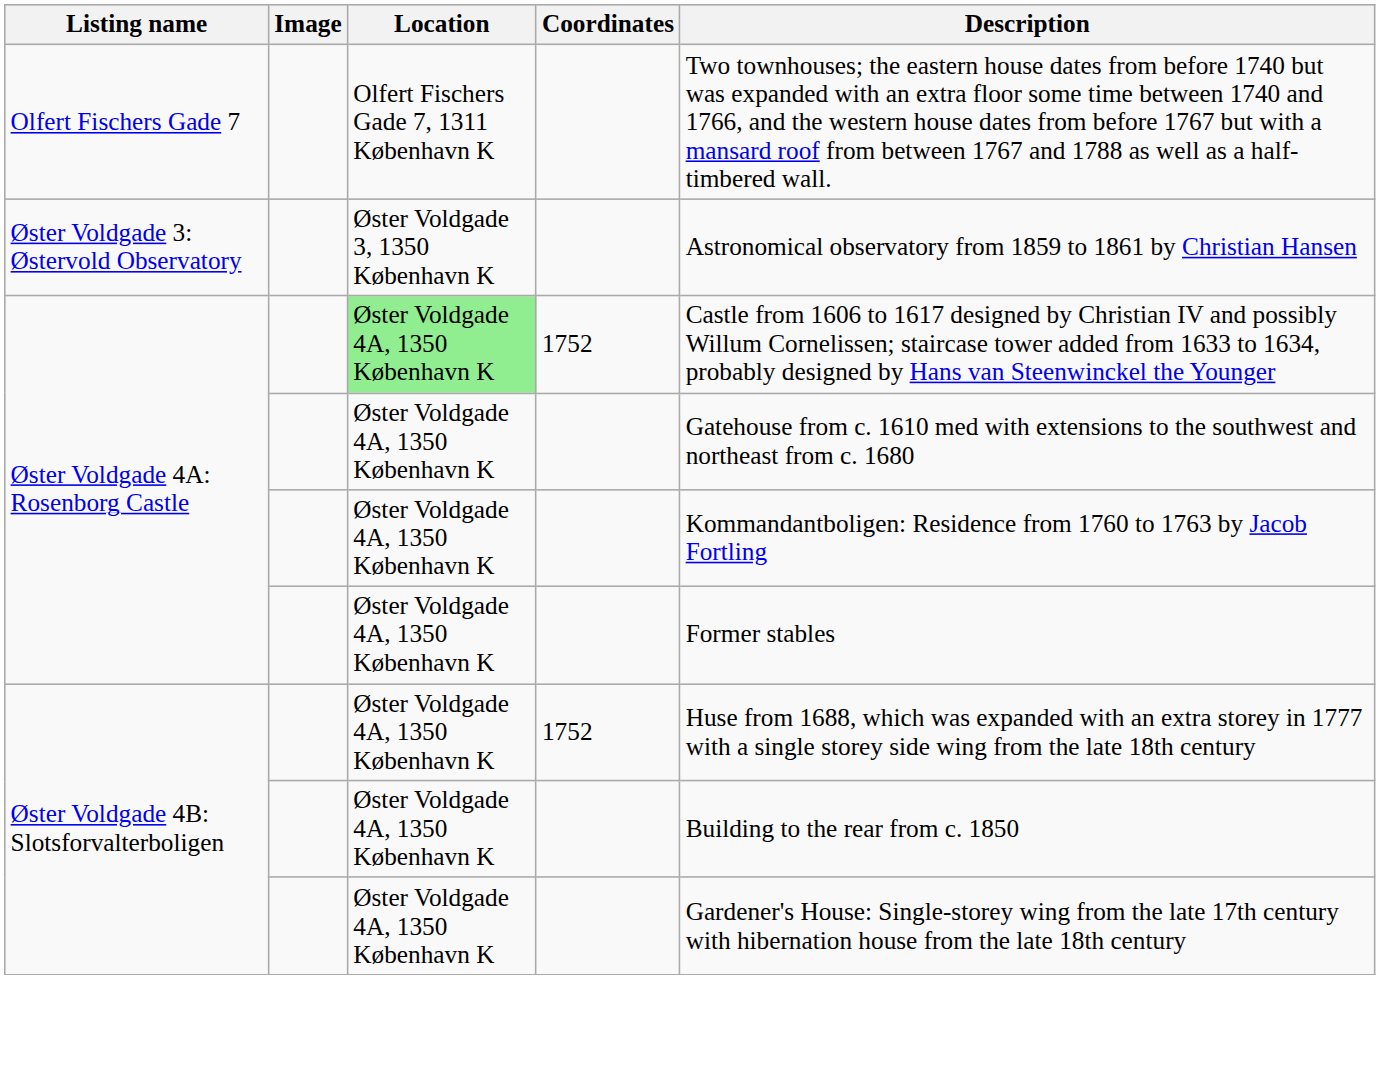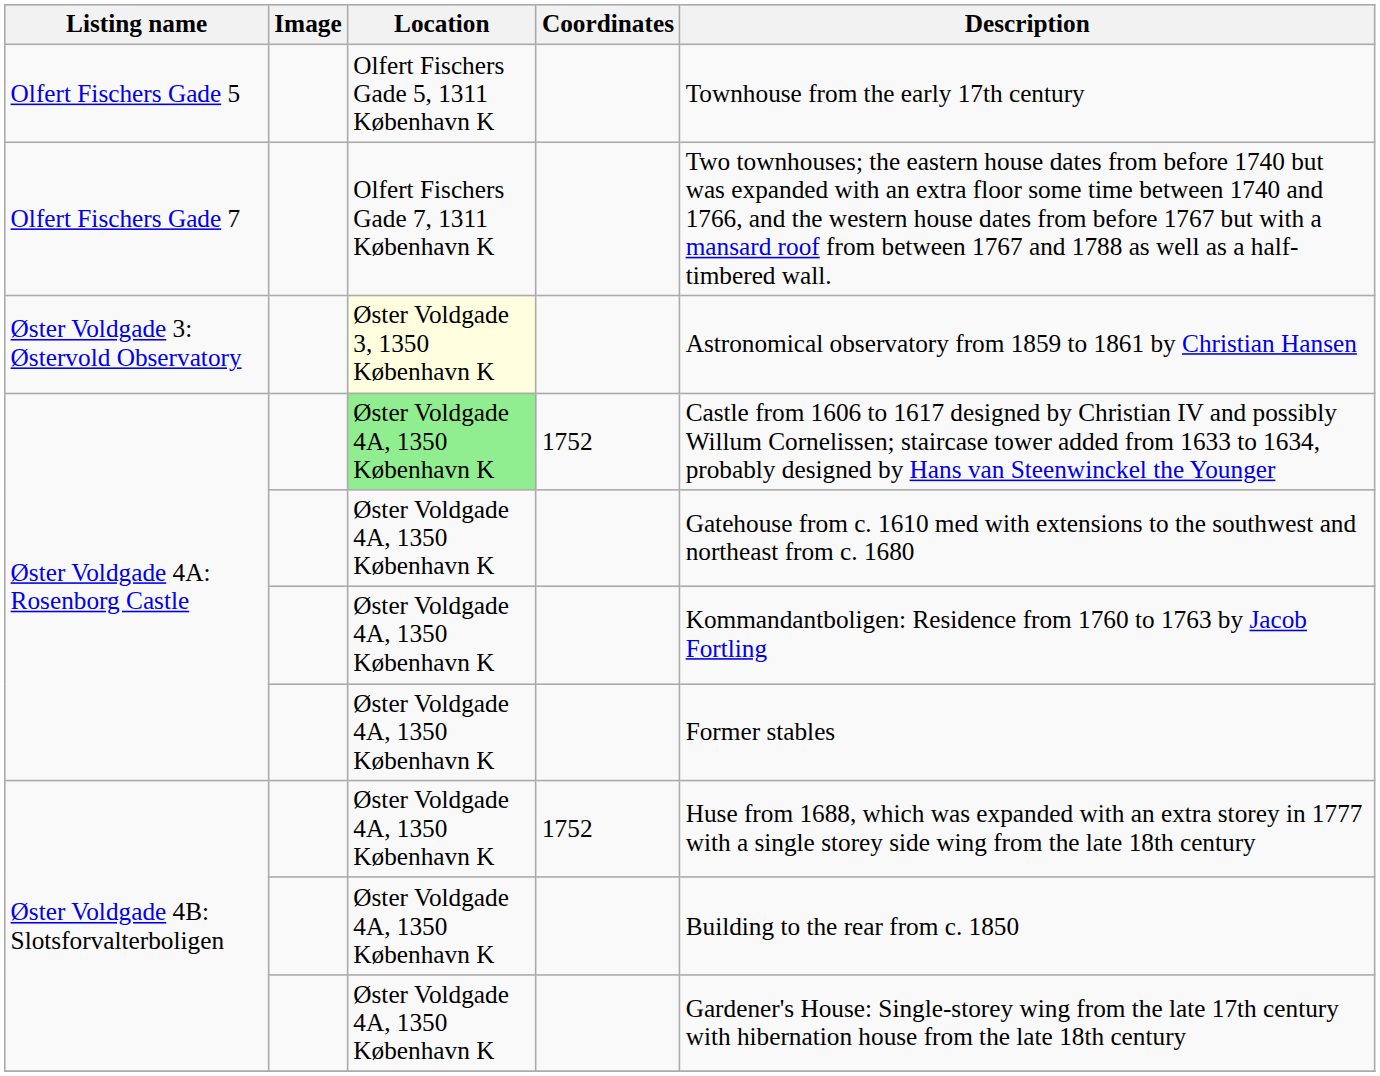+ row: (125, 93)
(431, 246) no background -> (431, 343) lightyellow background
